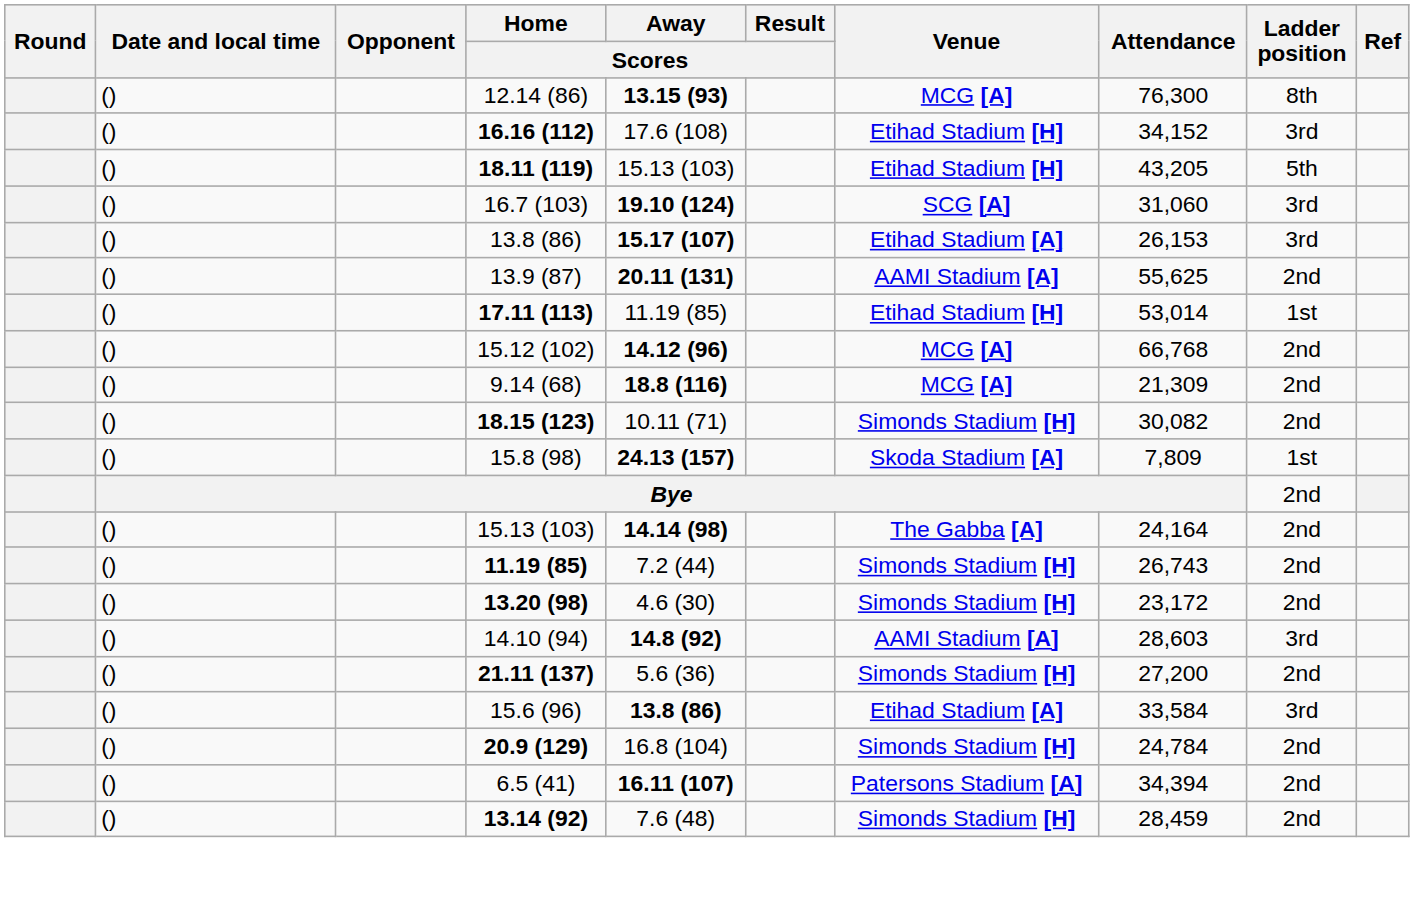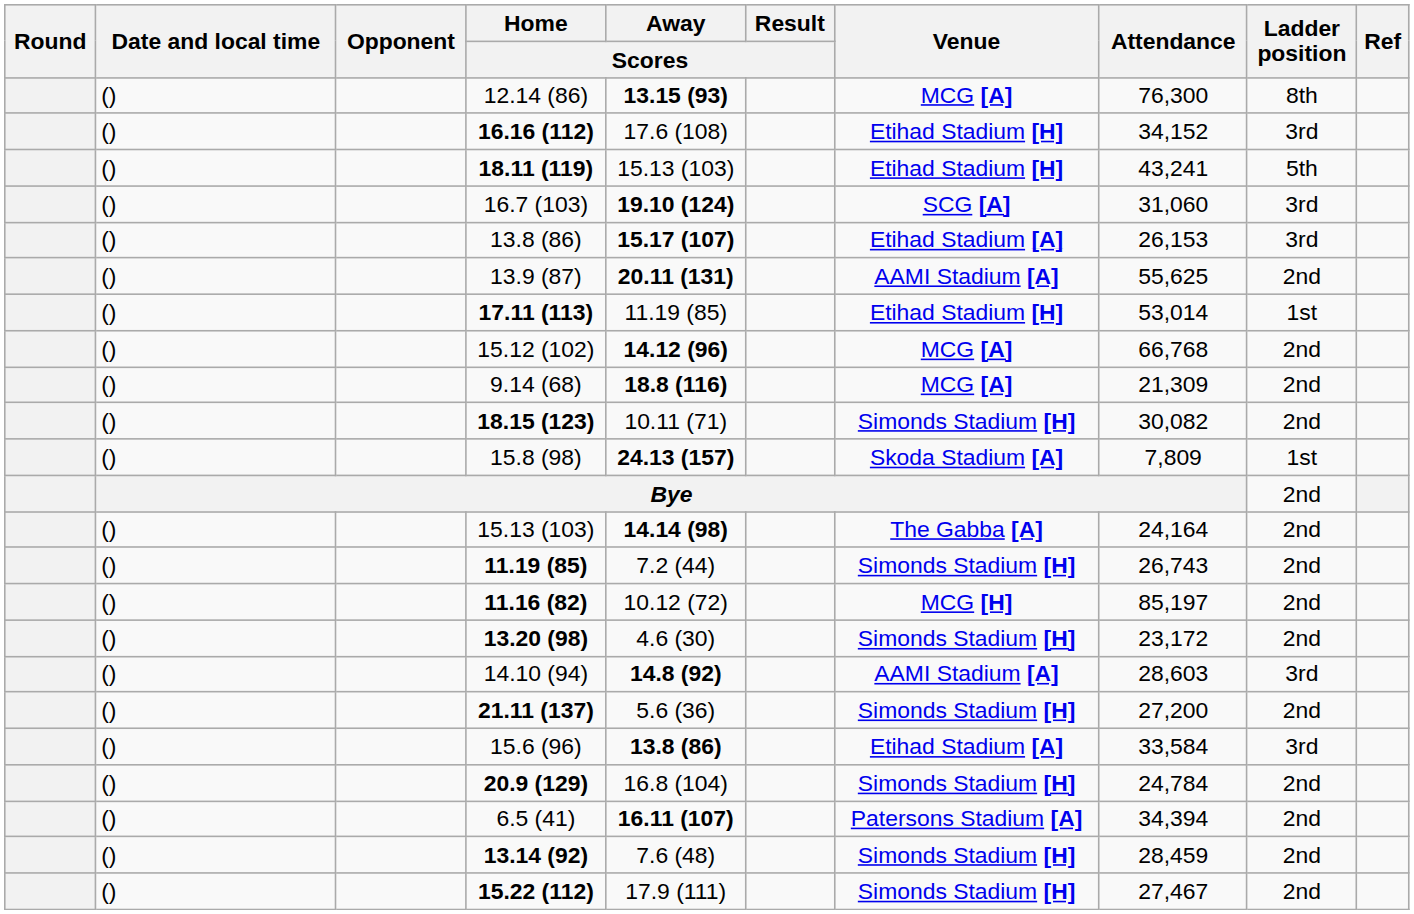(1173, 168) 43,205 -> (1173, 168) 43,241
+ row: (536, 602)
+ row: (536, 891)
